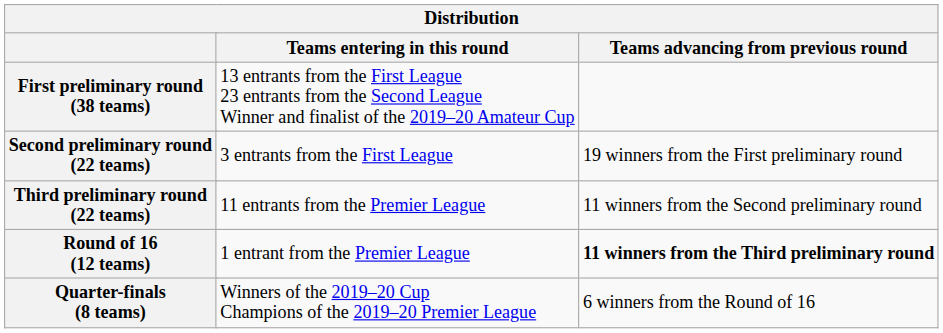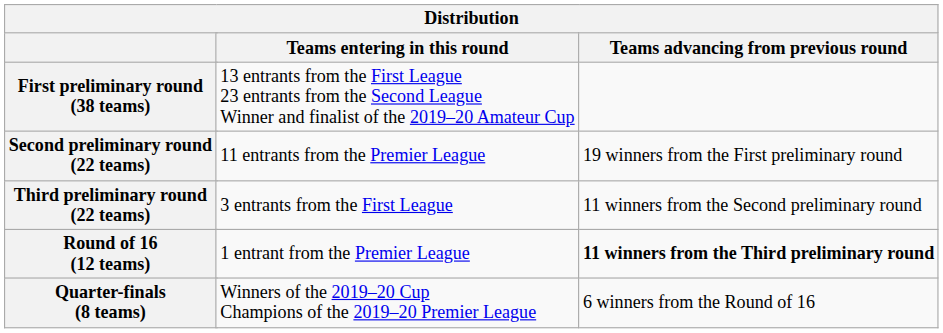(337, 155) 3 entrants from the First League -> (353, 155) 11 entrants from the Premier League
(353, 204) 11 entrants from the Premier League -> (337, 204) 3 entrants from the First League
